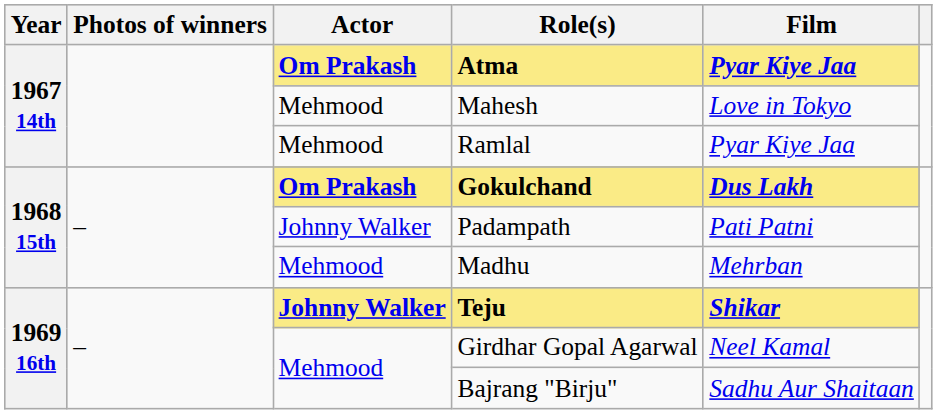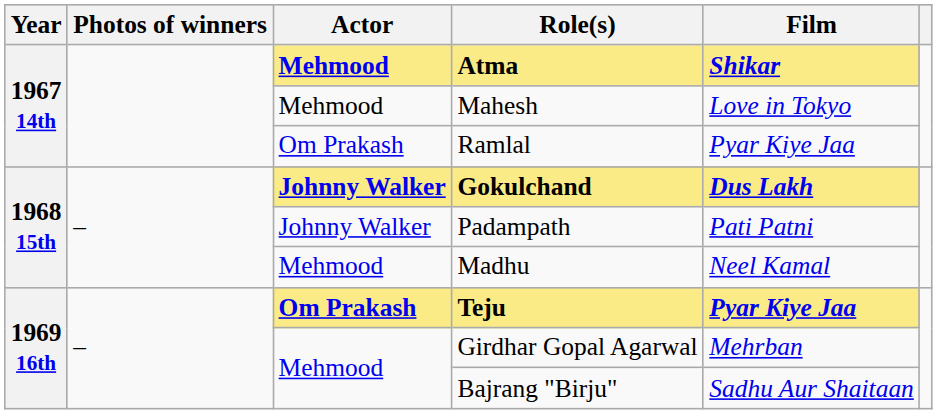(348, 65) Om Prakash -> (334, 65) Mehmood
(783, 65) Pyar Kiye Jaa -> (745, 65) Shikar
(331, 145) Mehmood -> (341, 145) Om Prakash
(348, 186) Om Prakash -> (362, 186) Johnny Walker
(756, 266) Mehrban -> (770, 266) Neel Kamal
(362, 307) Johnny Walker -> (348, 307) Om Prakash
(745, 307) Shikar -> (783, 307) Pyar Kiye Jaa
(770, 347) Neel Kamal -> (756, 347) Mehrban
